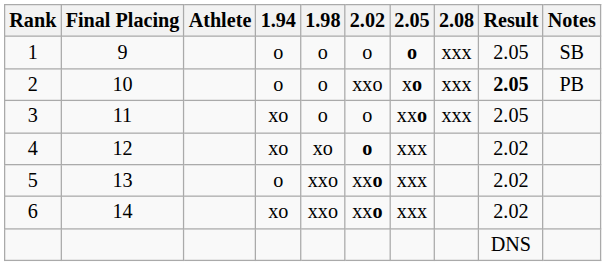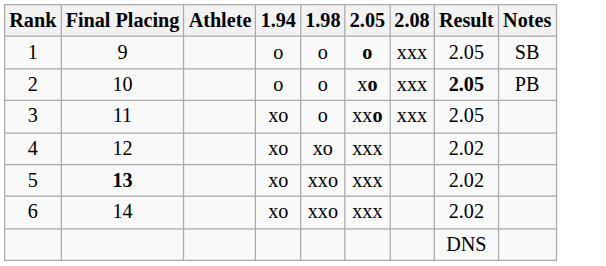- column: (367, 20)
(122, 180) normal -> (122, 180) bold
(278, 180) o -> (278, 180) xo
